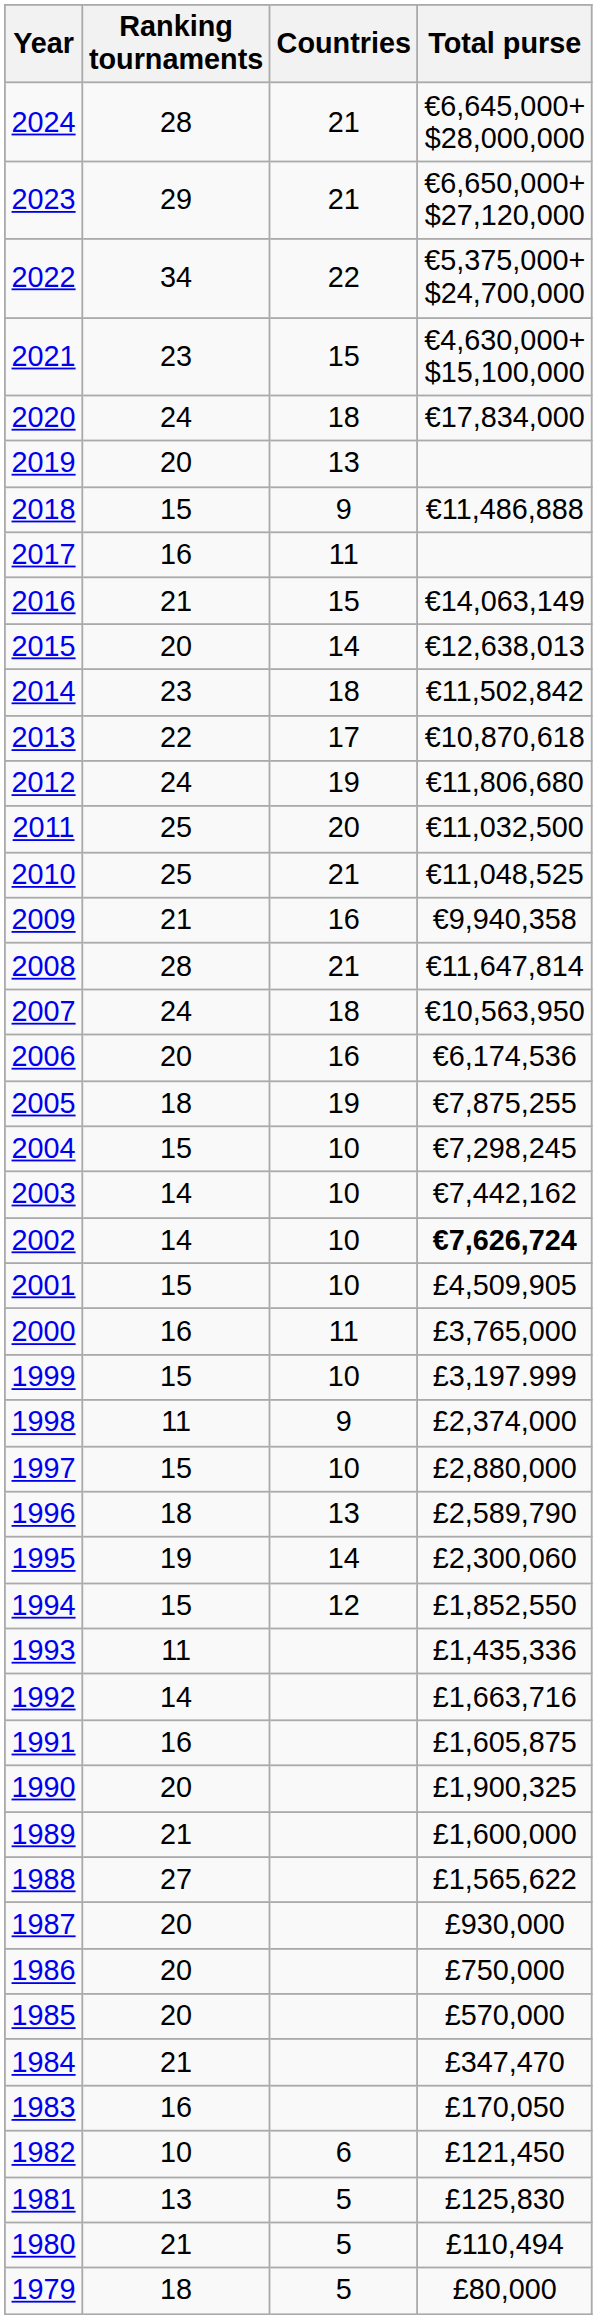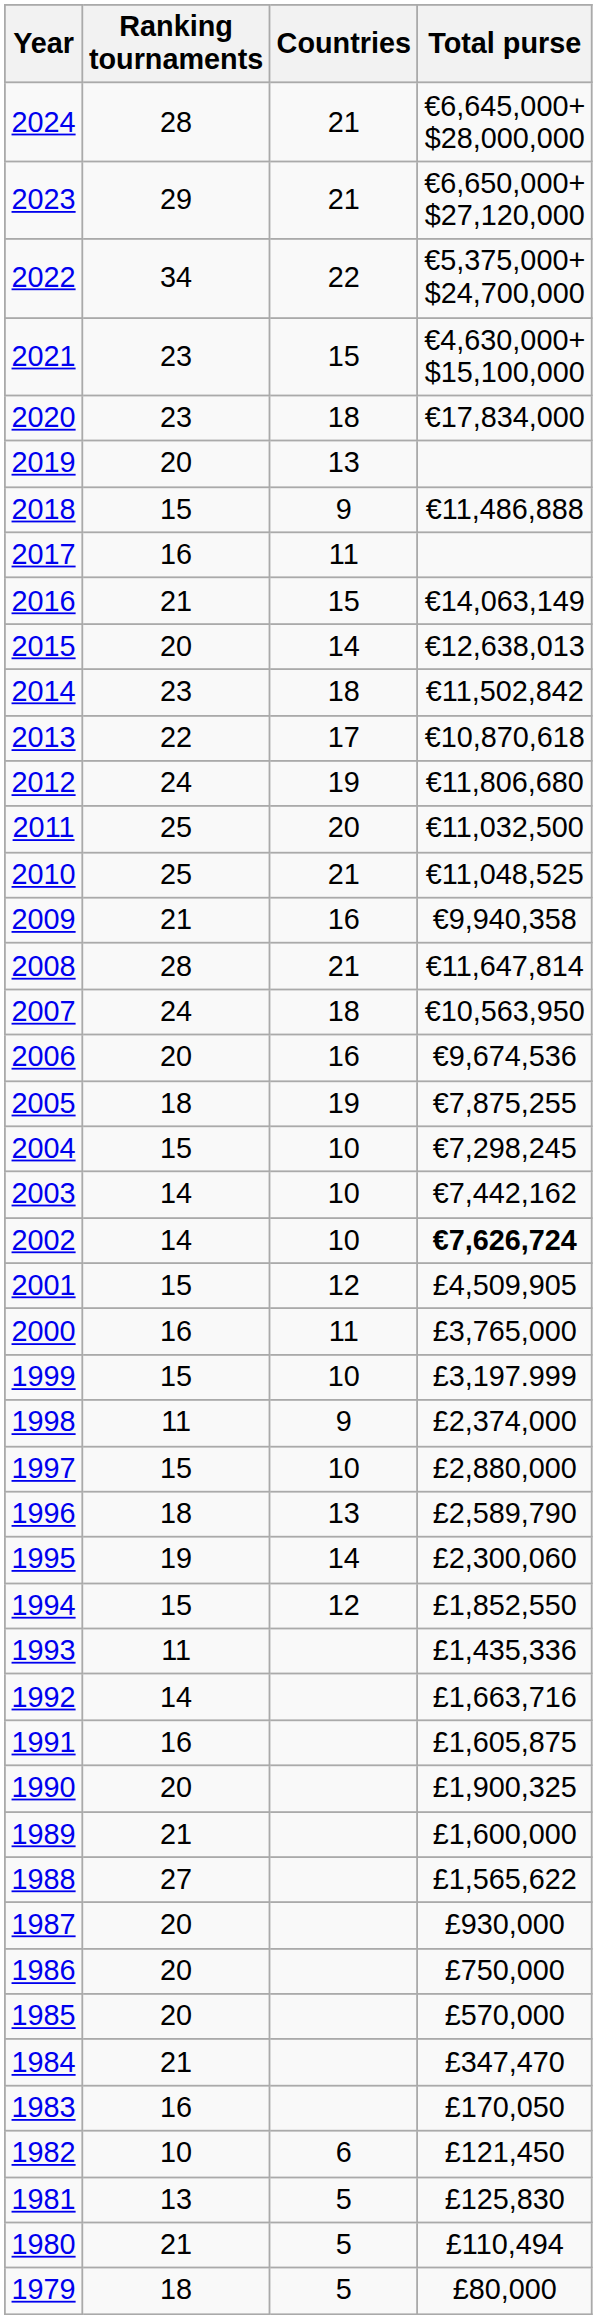(176, 417) 24 -> (176, 417) 23
(505, 1057) €6,174,536 -> (505, 1057) €9,674,536
(344, 1285) 10 -> (344, 1285) 12
